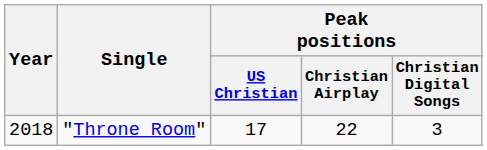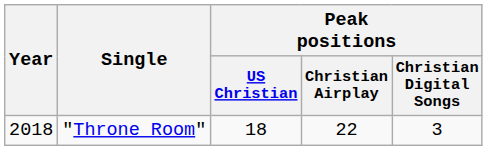(256, 130) 17 -> (256, 130) 18
